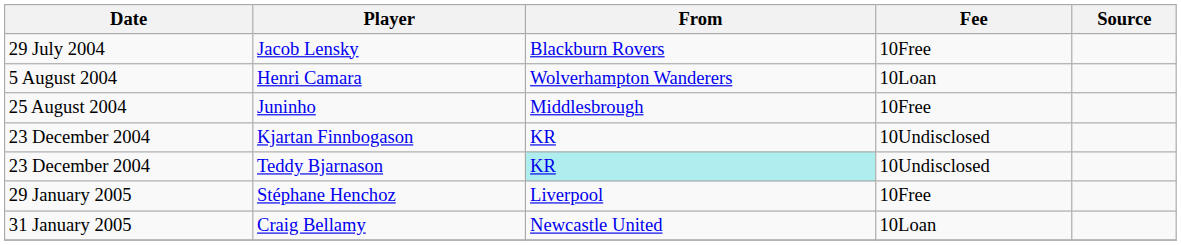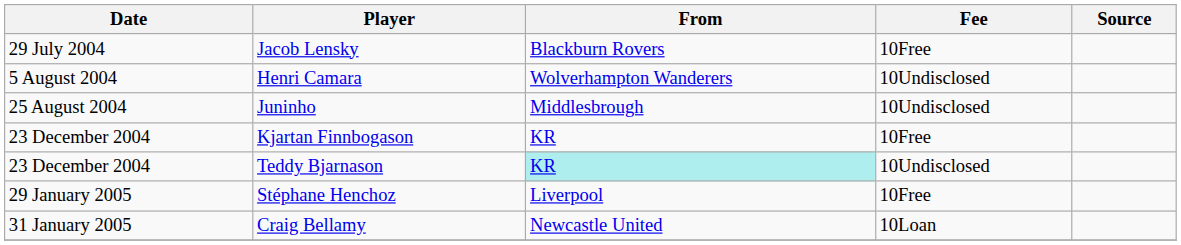(908, 78) 10Loan -> (935, 78) 10Undisclosed
(905, 107) 10Free -> (935, 107) 10Undisclosed
(935, 136) 10Undisclosed -> (905, 136) 10Free
